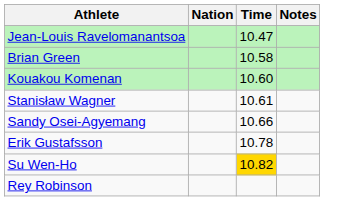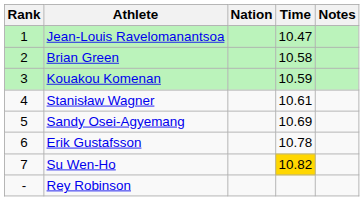+ column: (24, 15)
(256, 79) 10.60 -> (295, 79) 10.59
(256, 121) 10.66 -> (295, 121) 10.69
